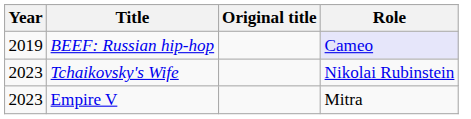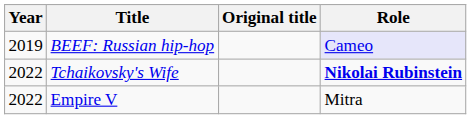(26, 72) 2023 -> (26, 72) 2022
(390, 72) normal -> (393, 72) bold
(26, 99) 2023 -> (26, 99) 2022
